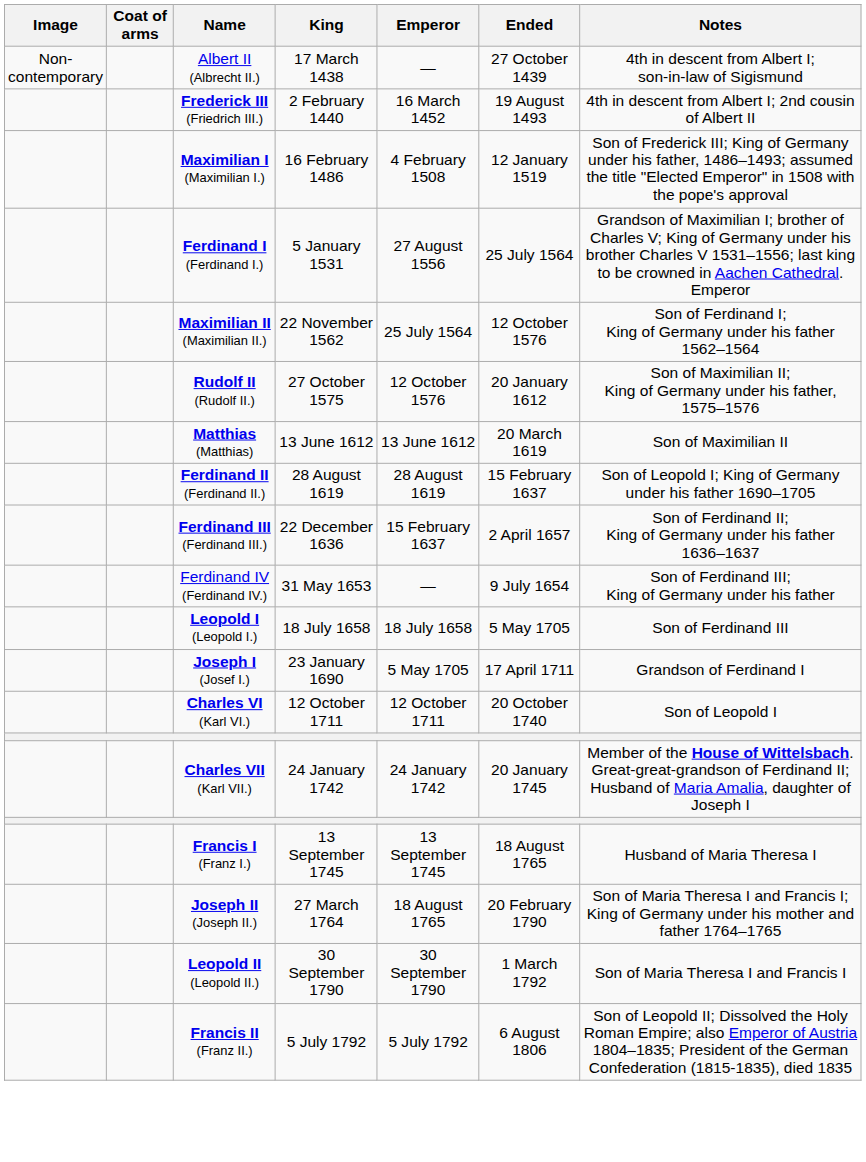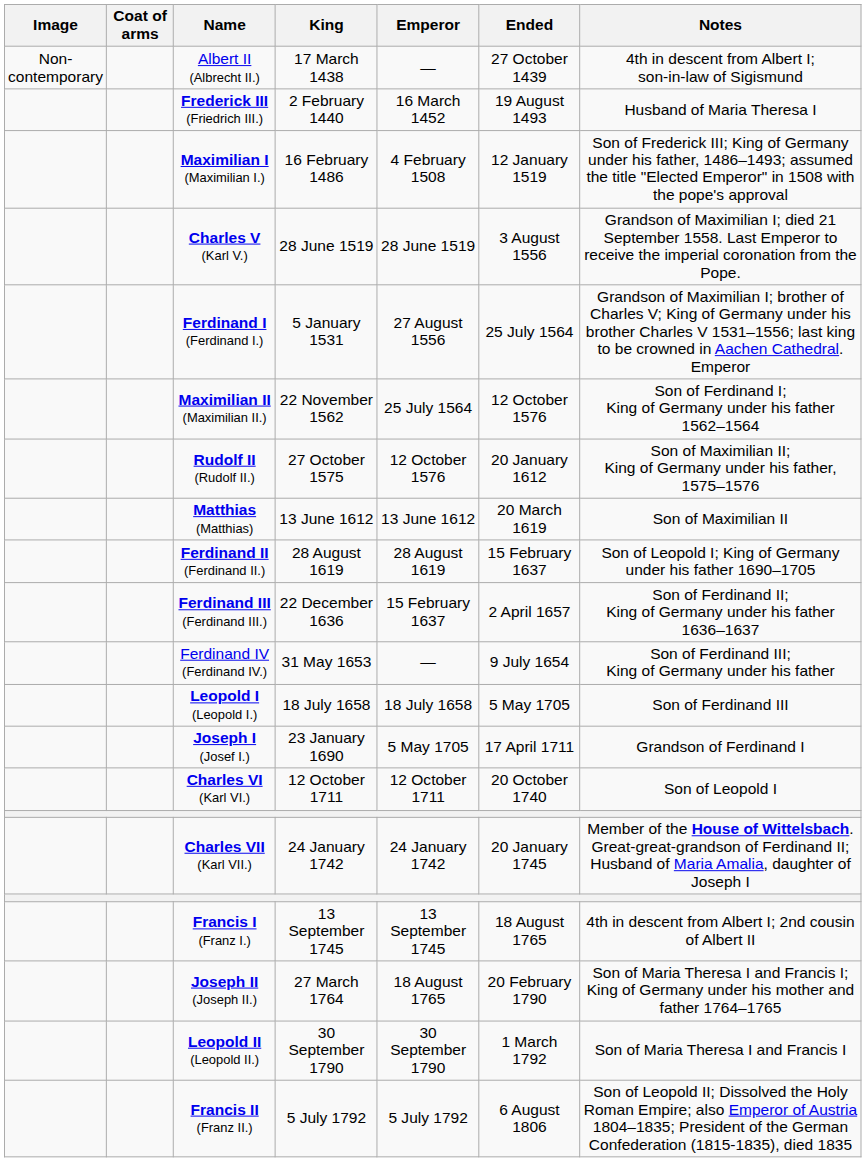(720, 109) 4th in descent from Albert I; 2nd cousin of Albert II -> (720, 109) Husband of Maria Theresa I
+ row: (225, 246)
(720, 854) Husband of Maria Theresa I -> (720, 931) 4th in descent from Albert I; 2nd cousin of Albert II
